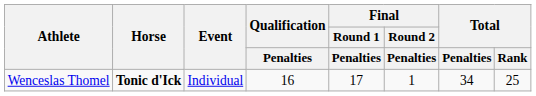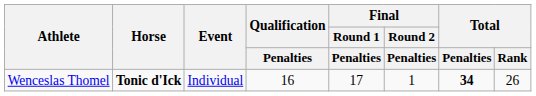(467, 80) normal -> (467, 80) bold
(513, 80) 25 -> (513, 80) 26
